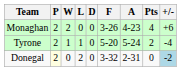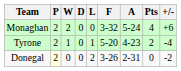columns swapped: (92, 12) <-> (81, 12)
(109, 27) 3-26 -> (109, 27) 3-32
(131, 27) 4-23 -> (131, 27) 5-24
(131, 43) 5-24 -> (131, 43) 4-23
(109, 58) 3-32 -> (109, 58) 3-26
(168, 58) lightblue background -> (168, 58) no background
